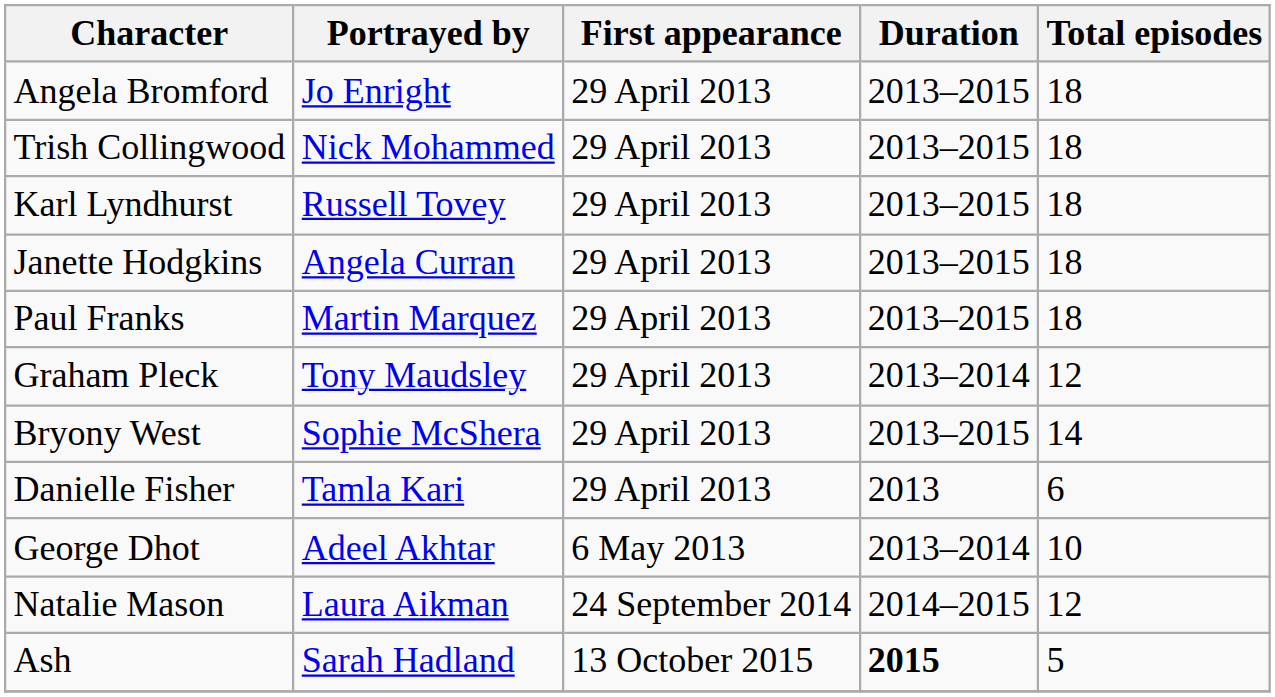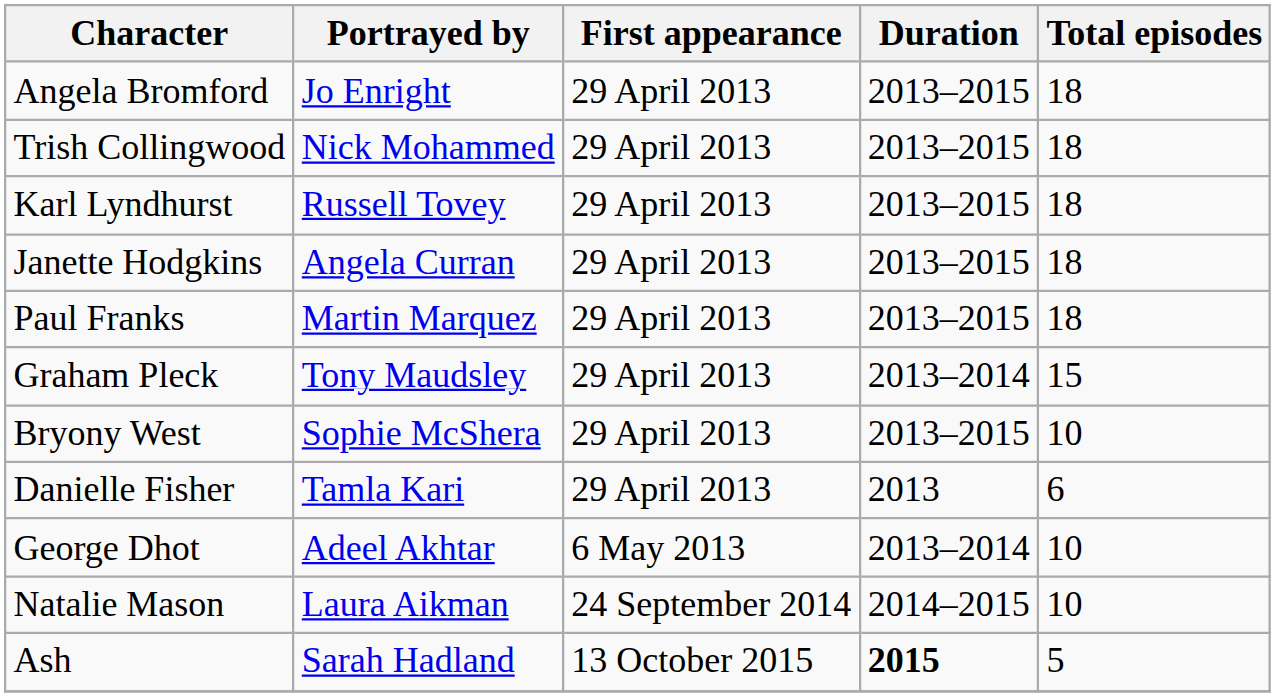(1064, 375) 12 -> (1064, 375) 15
(1064, 432) 14 -> (1064, 432) 10
(1064, 603) 12 -> (1064, 603) 10
